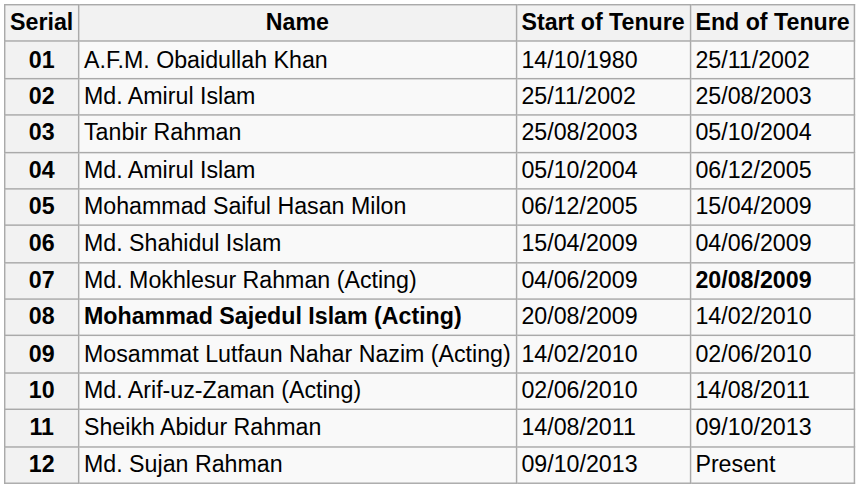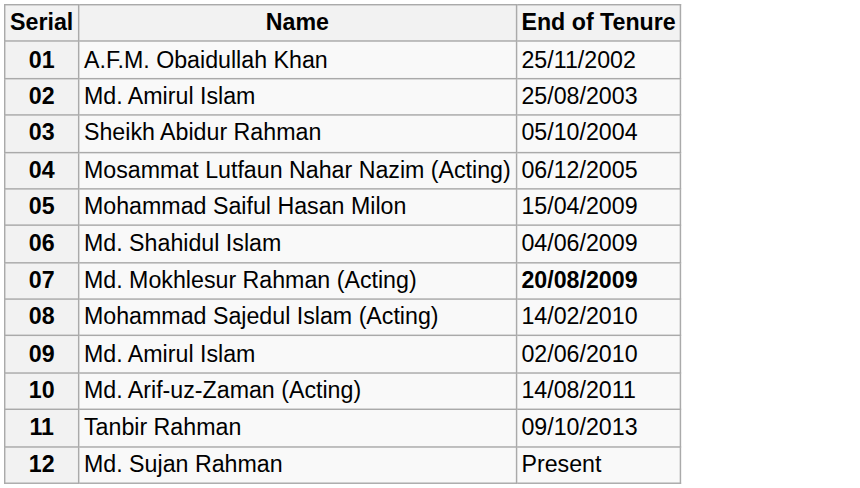- column: (603, 22)
(163, 133) Tanbir Rahman -> (203, 133) Sheikh Abidur Rahman
(170, 170) Md. Amirul Islam -> (297, 170) Mosammat Lutfaun Nahar Nazim (Acting)
(273, 317) bold -> (261, 317) normal
(297, 354) Mosammat Lutfaun Nahar Nazim (Acting) -> (170, 354) Md. Amirul Islam
(203, 427) Sheikh Abidur Rahman -> (163, 427) Tanbir Rahman
